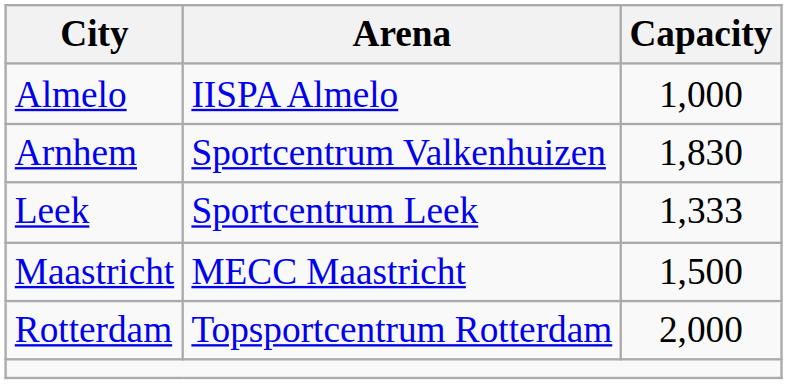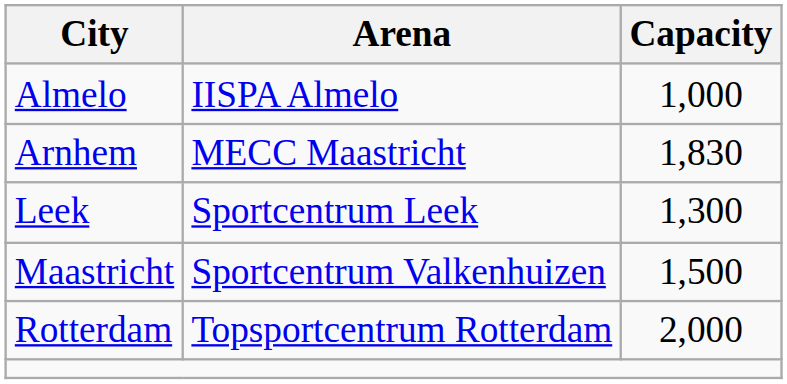(399, 152) Sportcentrum Valkenhuizen -> (329, 152) MECC Maastricht
(701, 211) 1,333 -> (701, 211) 1,300
(329, 270) MECC Maastricht -> (399, 270) Sportcentrum Valkenhuizen
